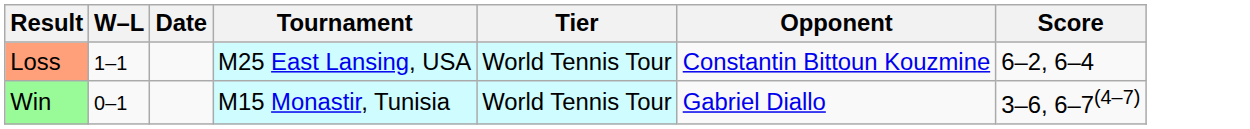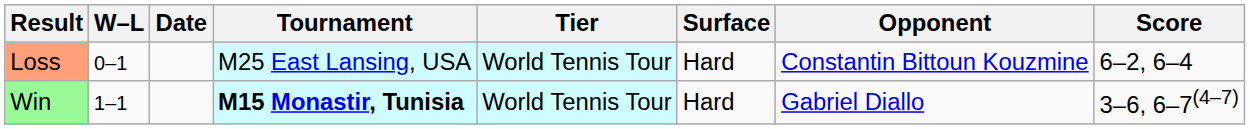+ column: (726, 23)
(111, 62) 1–1 -> (111, 62) 0–1
(111, 103) 0–1 -> (111, 103) 1–1
(334, 102) normal -> (341, 102) bold
